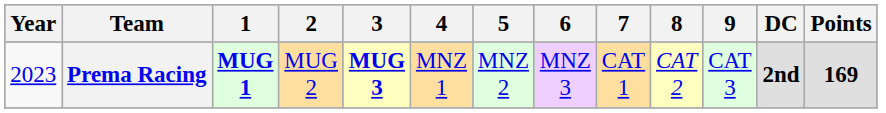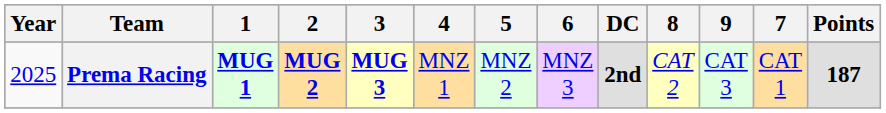columns swapped: (623, 23) <-> (781, 23)
(33, 74) 2023 -> (33, 74) 2025
(311, 74) normal -> (312, 74) bold
(841, 74) 169 -> (844, 74) 187
